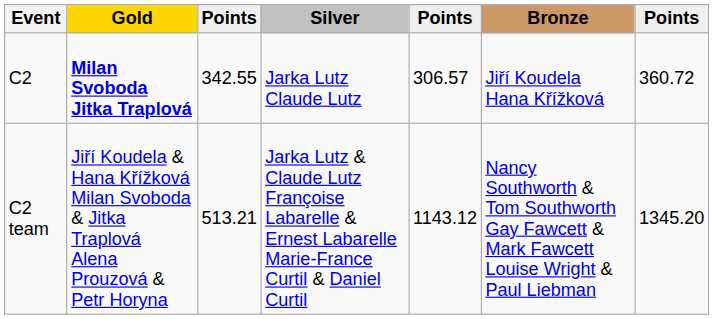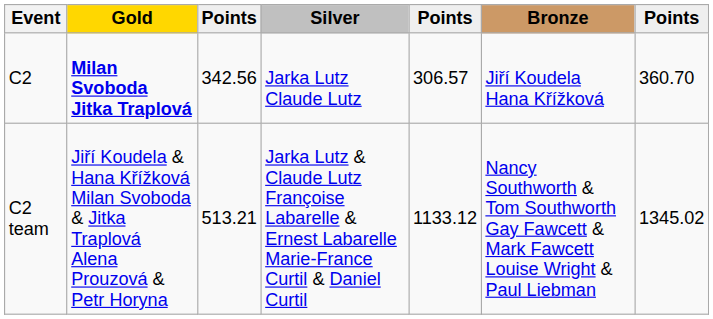(229, 78) 342.55 -> (229, 78) 342.56
(667, 78) 360.72 -> (667, 78) 360.70
(445, 218) 1143.12 -> (445, 218) 1133.12
(672, 218) 1345.20 -> (672, 218) 1345.02
